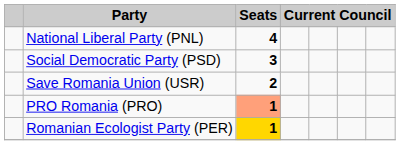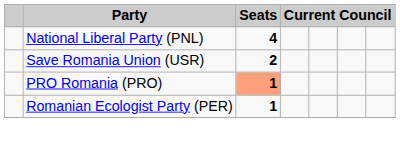- row: (123, 60)
(273, 128) gold background -> (273, 106) no background
